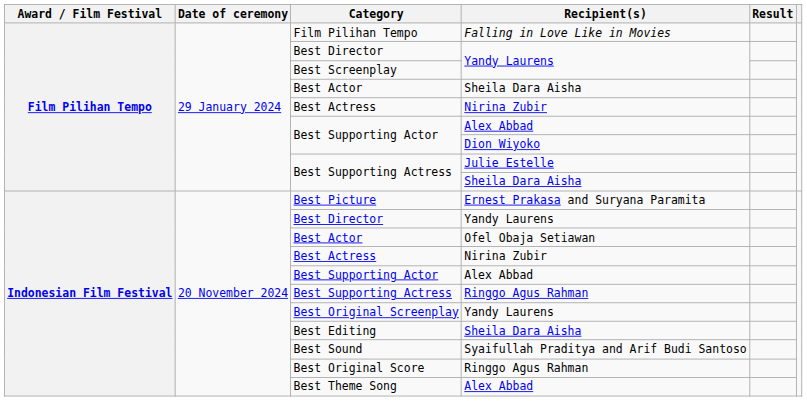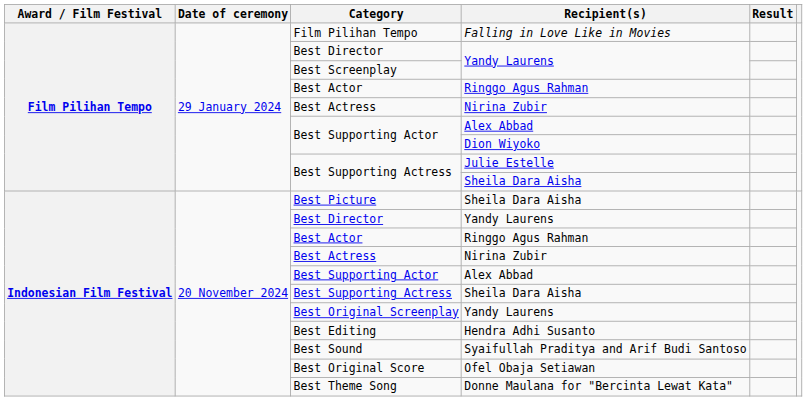(523, 88) Sheila Dara Aisha -> (526, 88) Ringgo Agus Rahman
(585, 200) Ernest Prakasa and Suryana Paramita -> (523, 200) Sheila Dara Aisha
(530, 238) Ofel Obaja Setiawan -> (526, 238) Ringgo Agus Rahman
(526, 293) Ringgo Agus Rahman -> (523, 293) Sheila Dara Aisha
(523, 331) Sheila Dara Aisha -> (530, 331) Hendra Adhi Susanto
(526, 368) Ringgo Agus Rahman -> (530, 368) Ofel Obaja Setiawan
(499, 387) Alex Abbad -> (599, 387) Donne Maulana for "Bercinta Lewat Kata"
